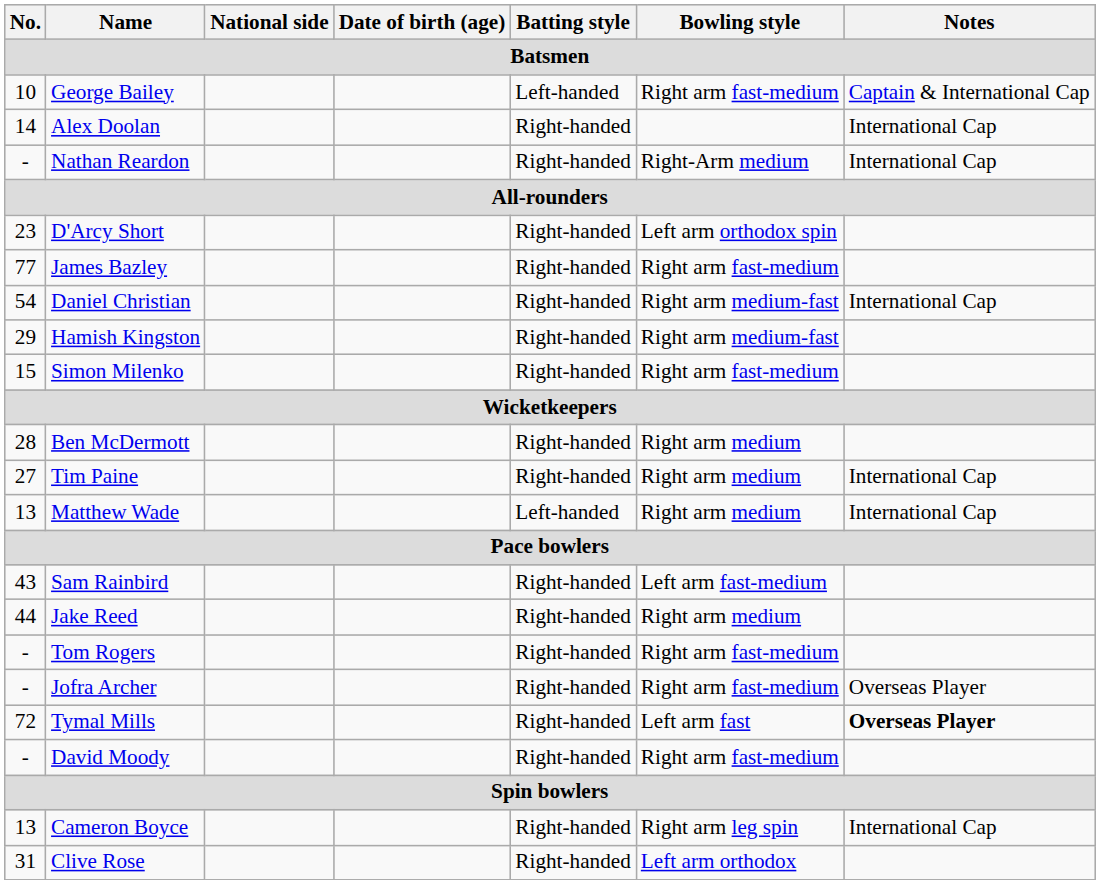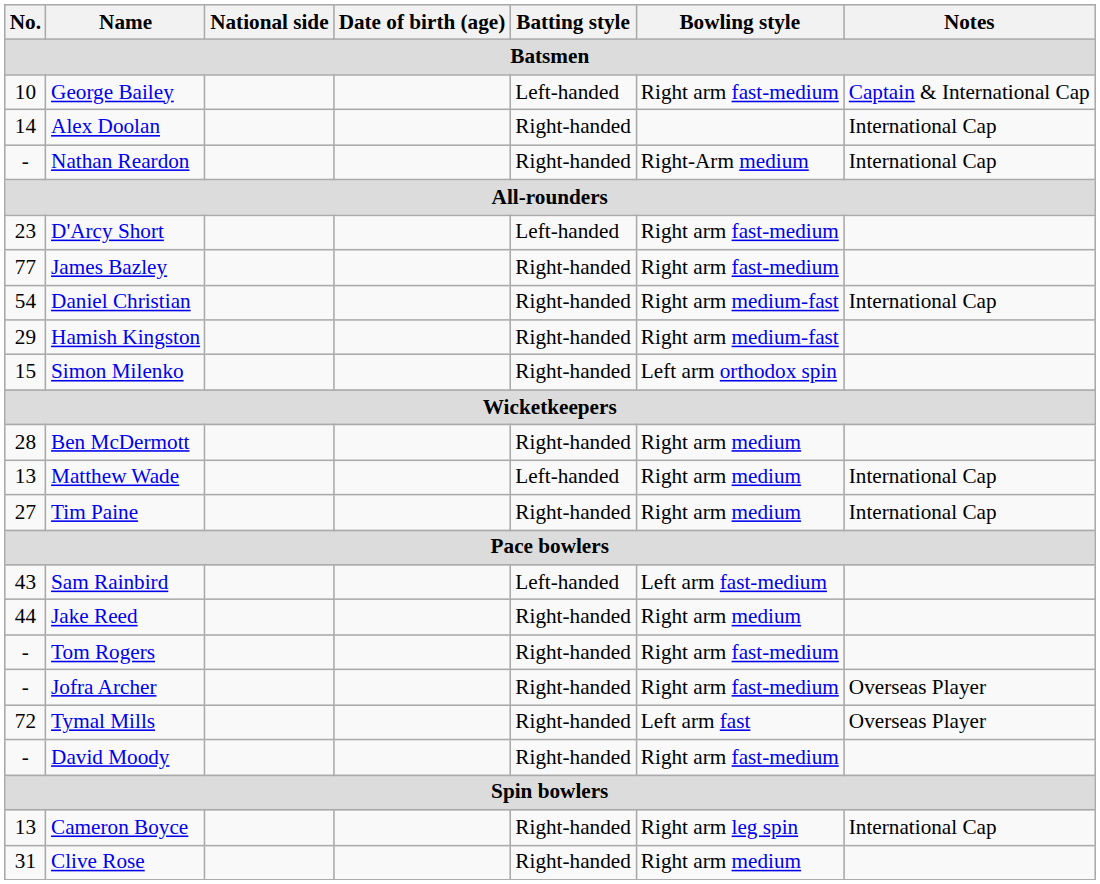(573, 231) Right-handed -> (567, 231) Left-handed
(739, 231) Left arm orthodox spin -> (740, 231) Right arm fast-medium
(740, 371) Right arm fast-medium -> (739, 371) Left arm orthodox spin
rows swapped: (95, 476) <-> (115, 511)
(573, 581) Right-handed -> (567, 581) Left-handed
(922, 721) bold -> (917, 721) normal
(719, 861) Left arm orthodox -> (721, 861) Right arm medium
